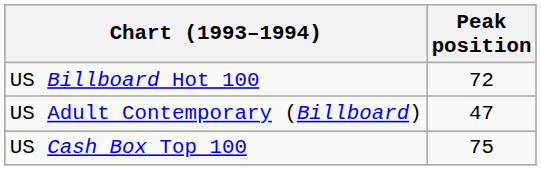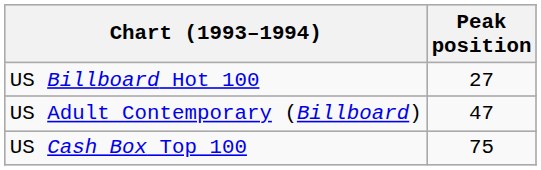(482, 80) 72 -> (482, 80) 27
